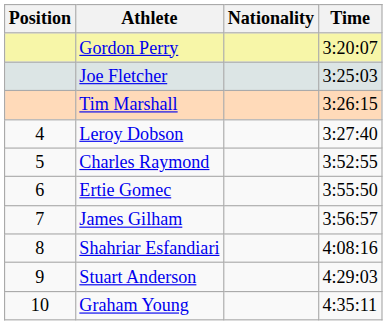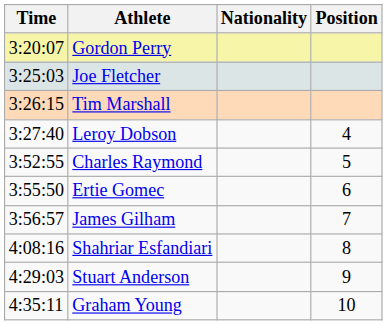columns swapped: (40, 18) <-> (350, 18)
